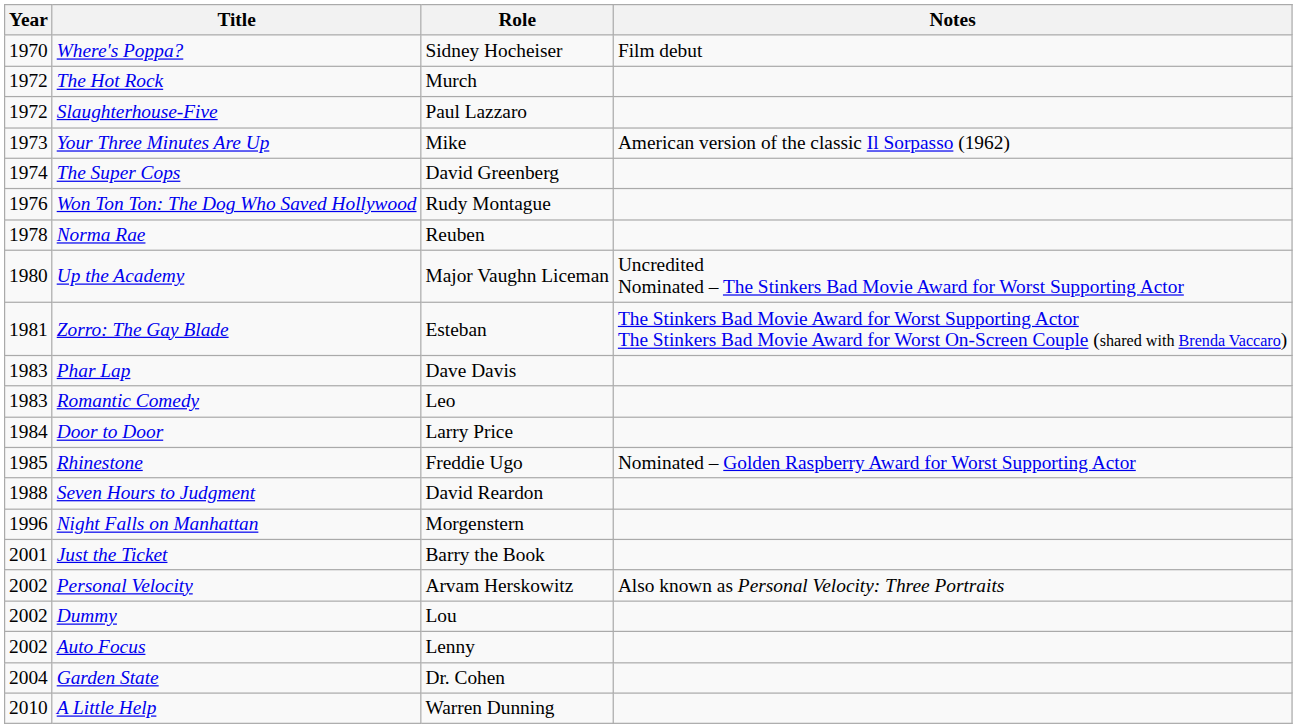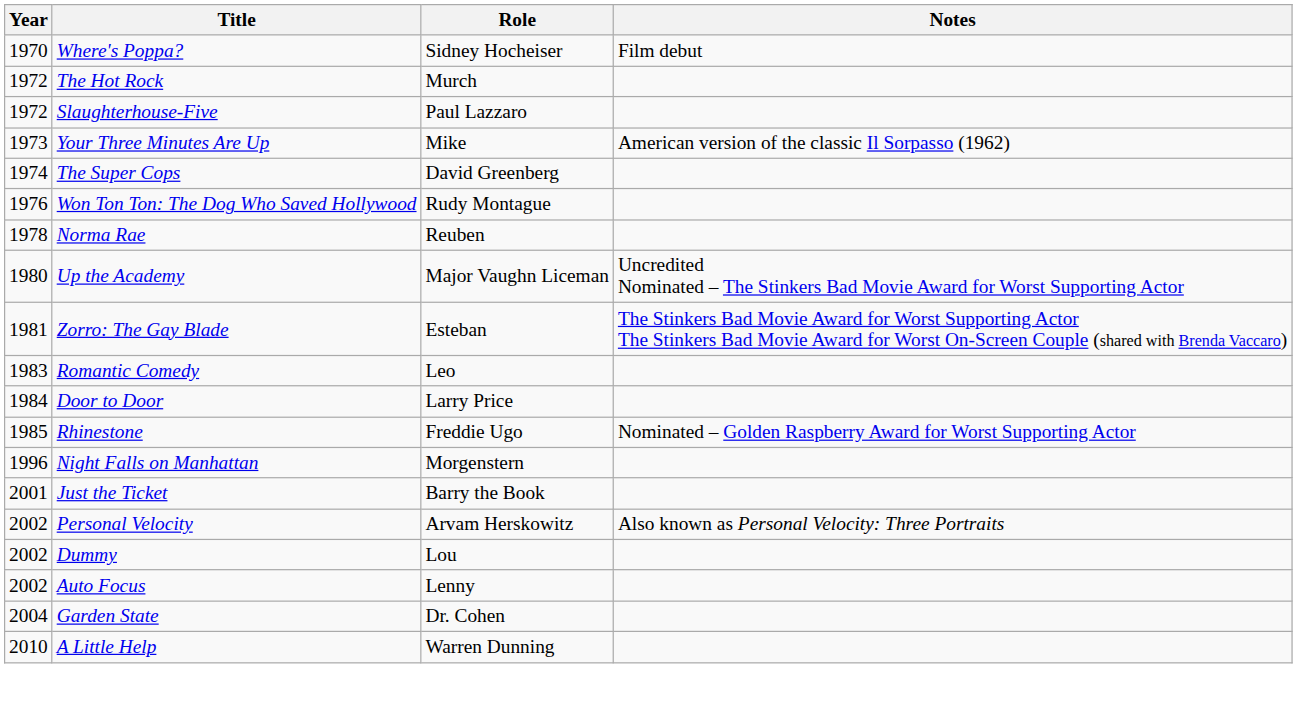- row: (94, 370)
- row: (156, 493)
